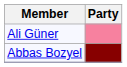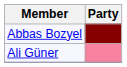rows swapped: (33, 34) <-> (45, 53)
